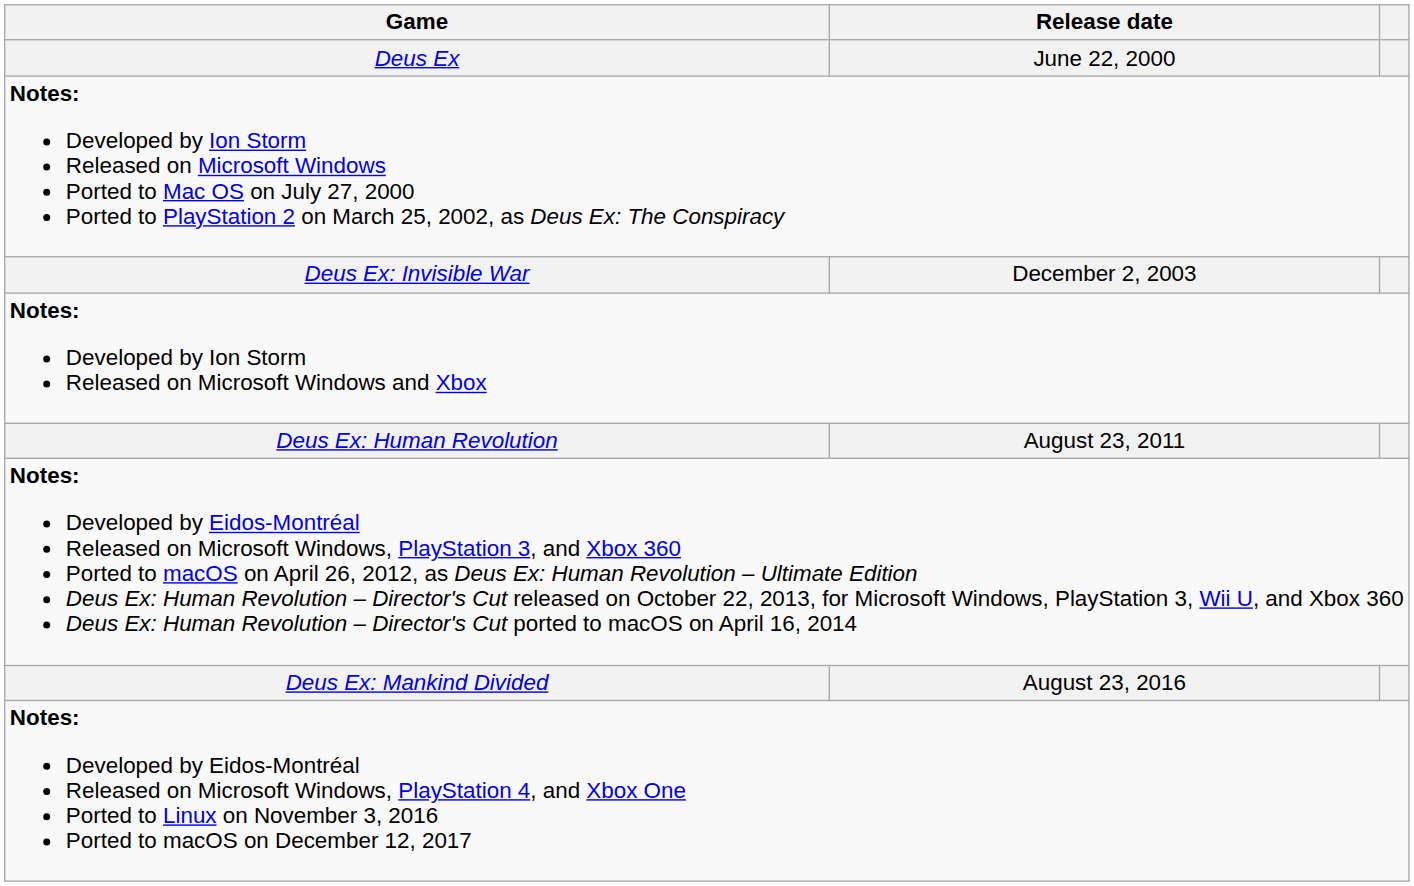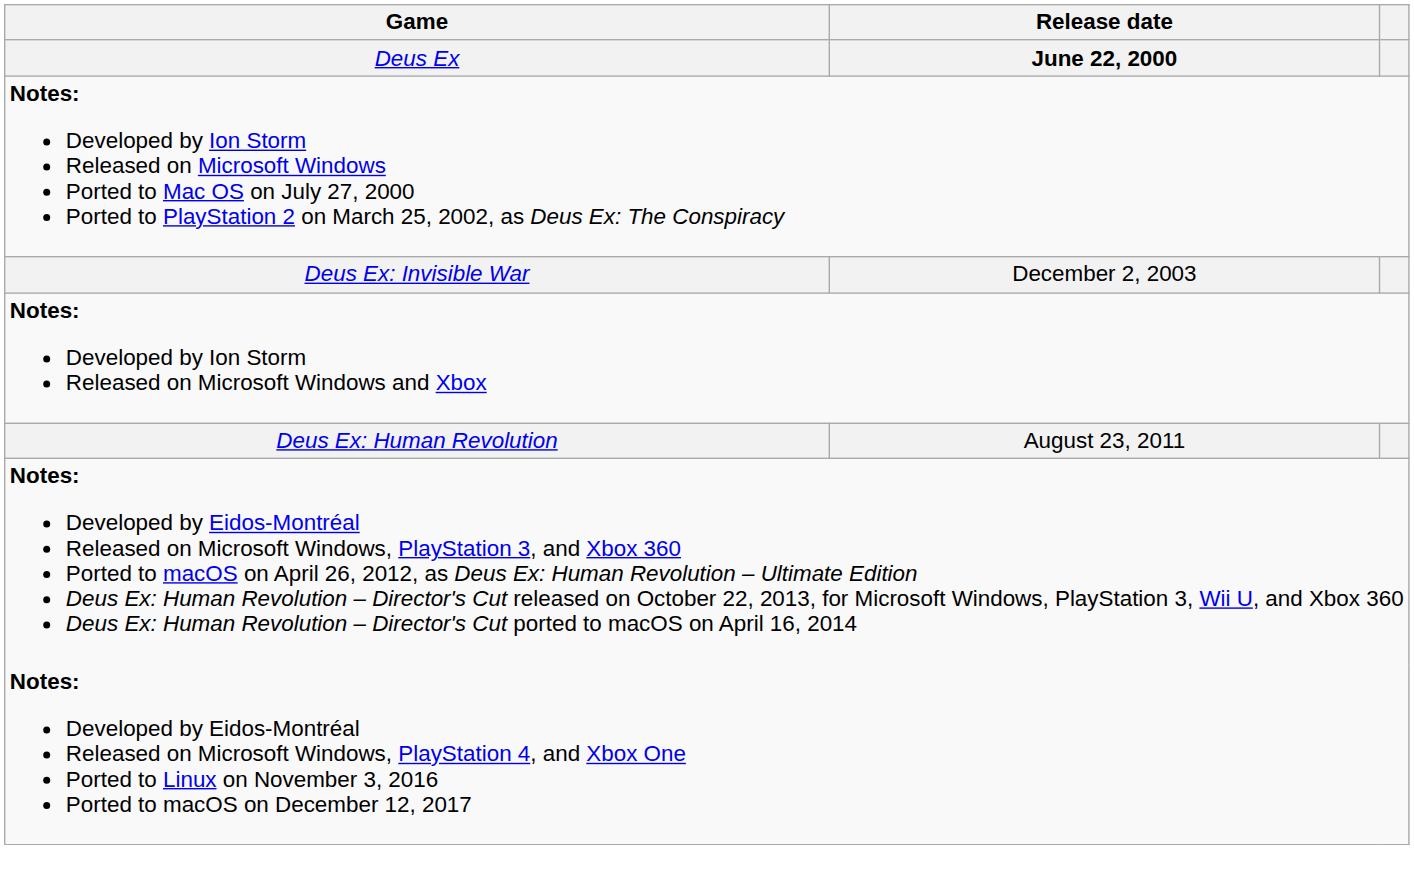(1104, 57) normal -> (1104, 57) bold
- row: (417, 682)
